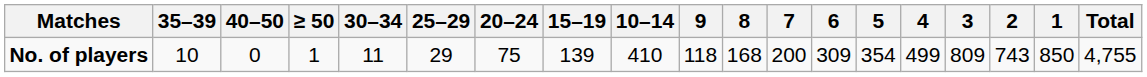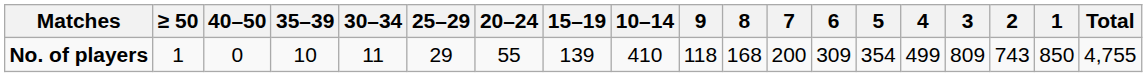columns swapped: (314, 21) <-> (187, 21)
(509, 54) 75 -> (509, 54) 55
